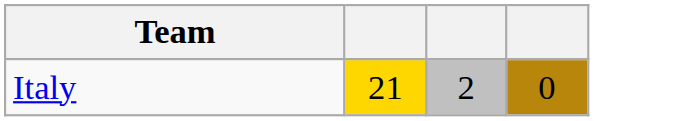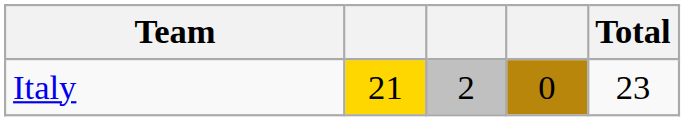+ column: (633, 31)
